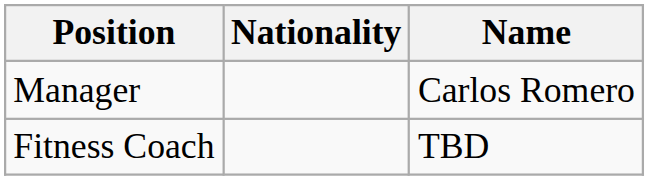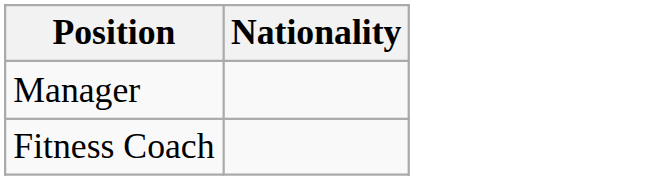- column: (526, 32)
